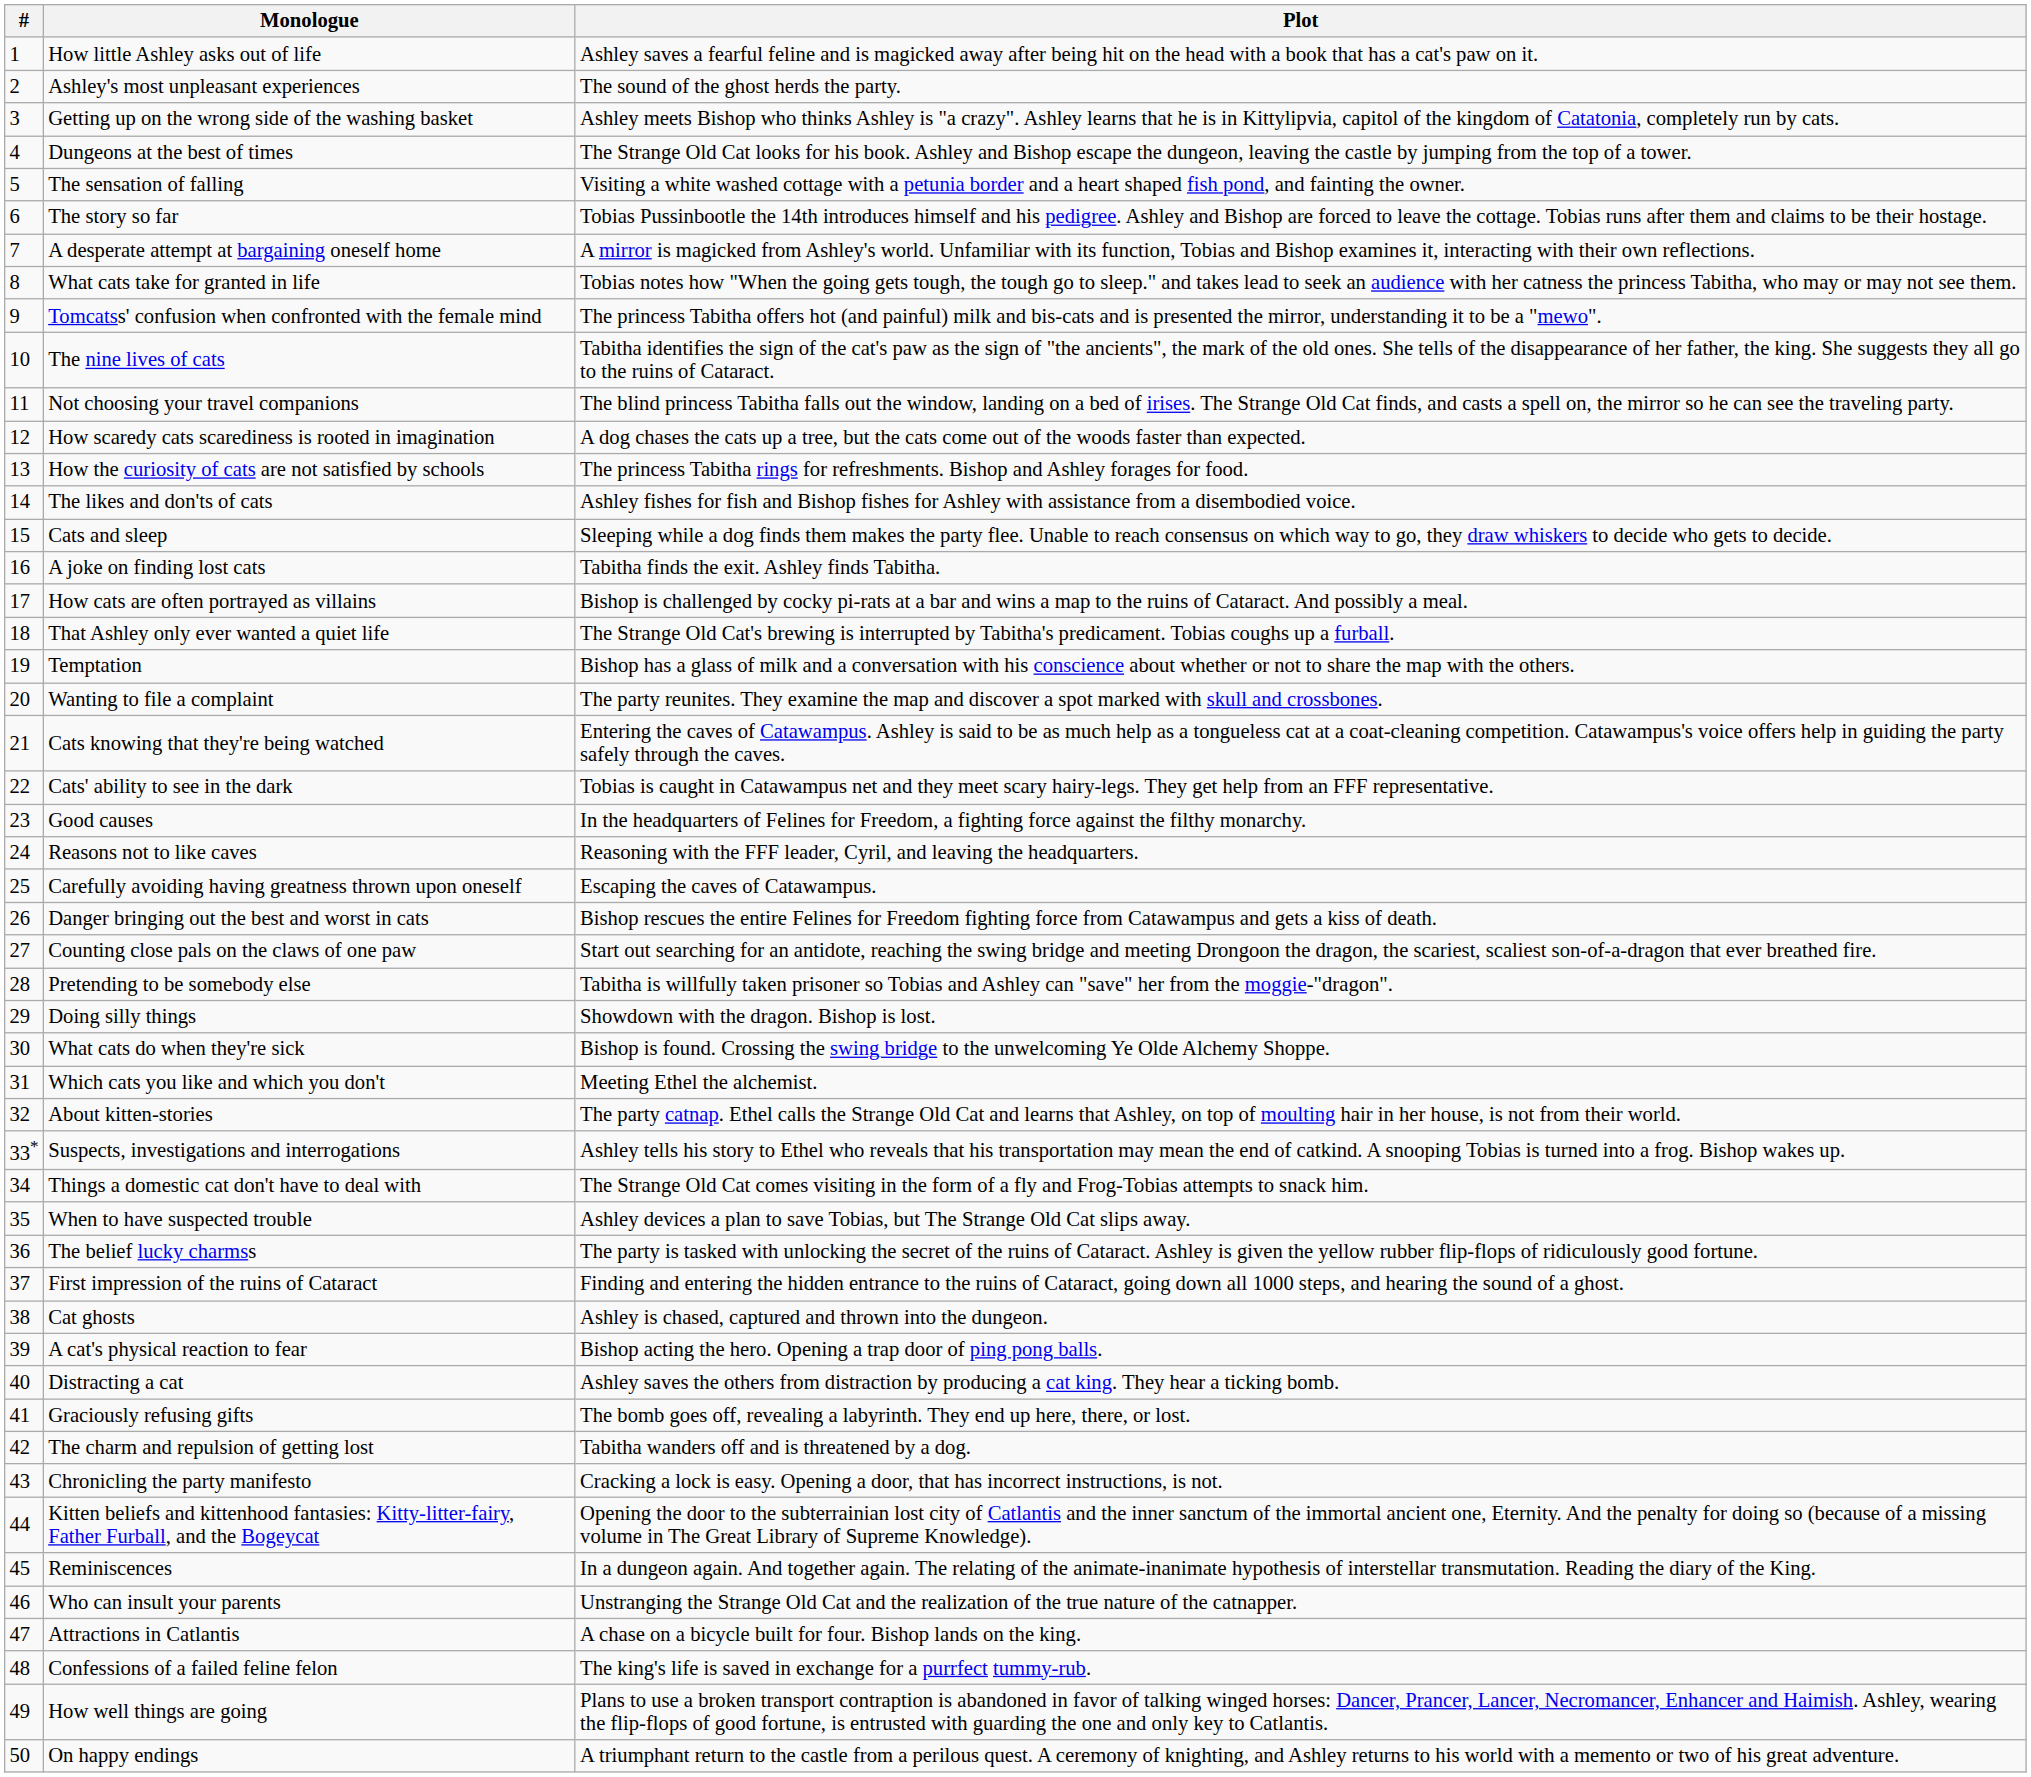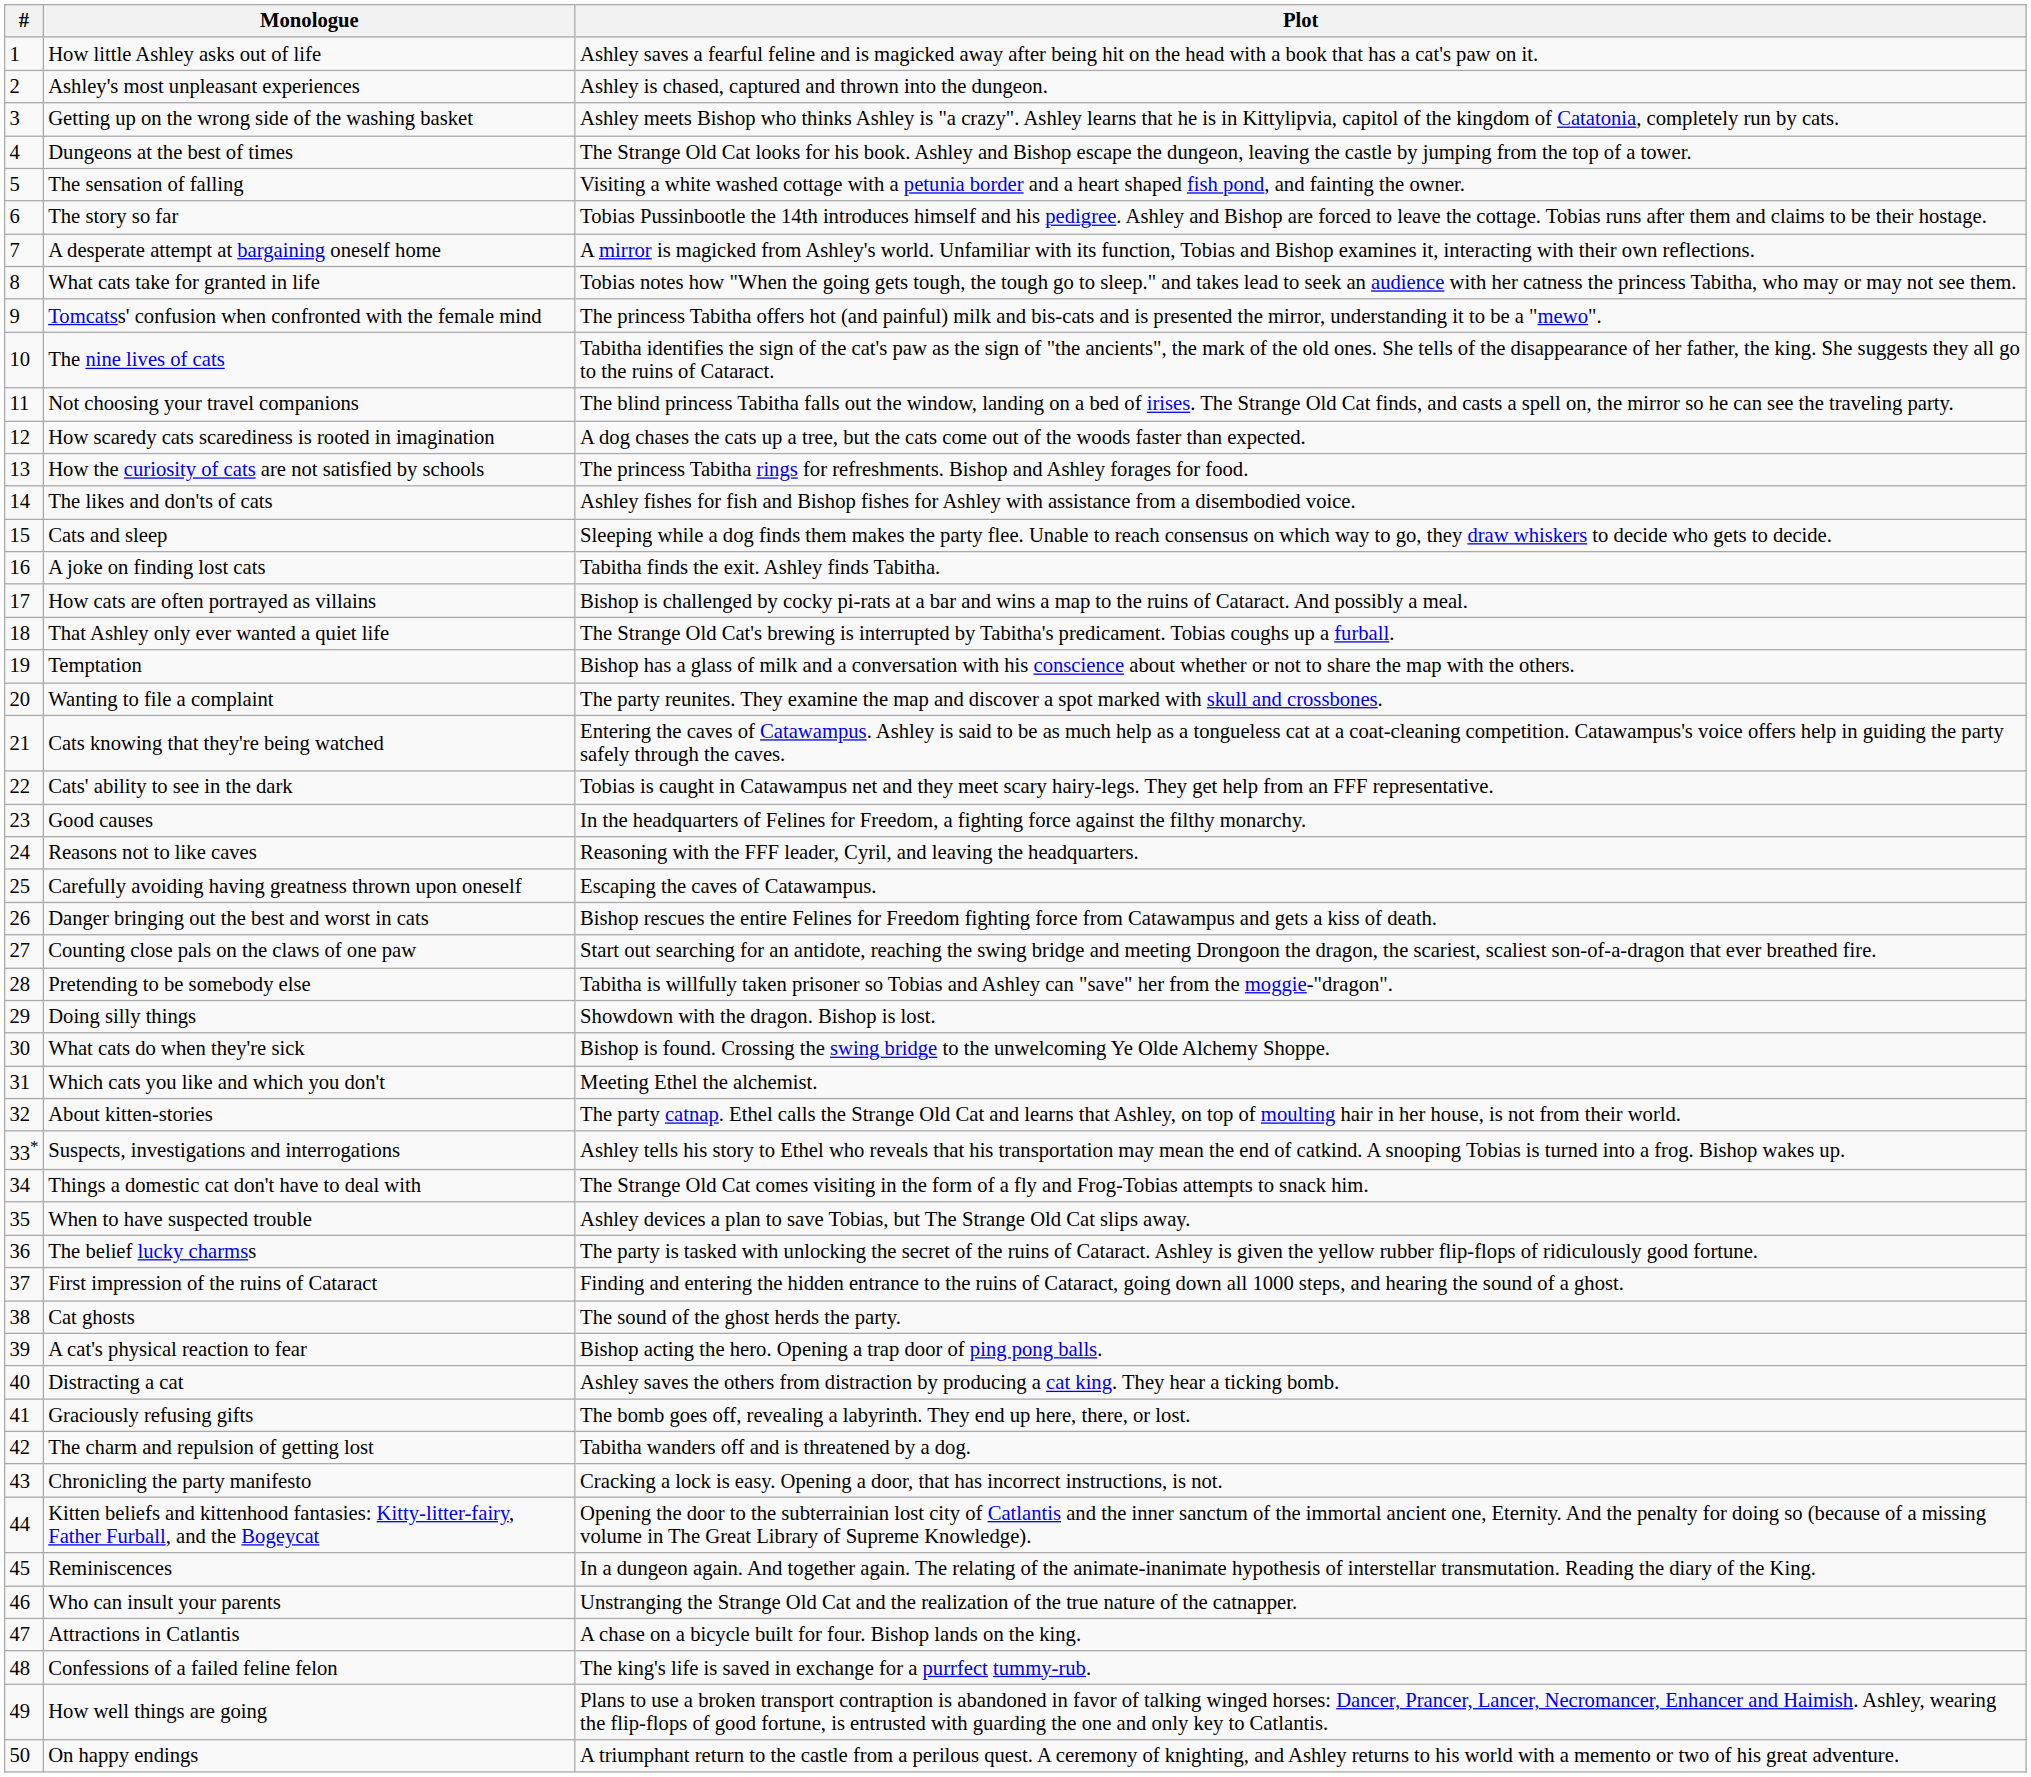(740, 86) The sound of the ghost herds the party. -> (814, 86) Ashley is chased, captured and thrown into the dungeon.
(814, 1316) Ashley is chased, captured and thrown into the dungeon. -> (740, 1316) The sound of the ghost herds the party.
